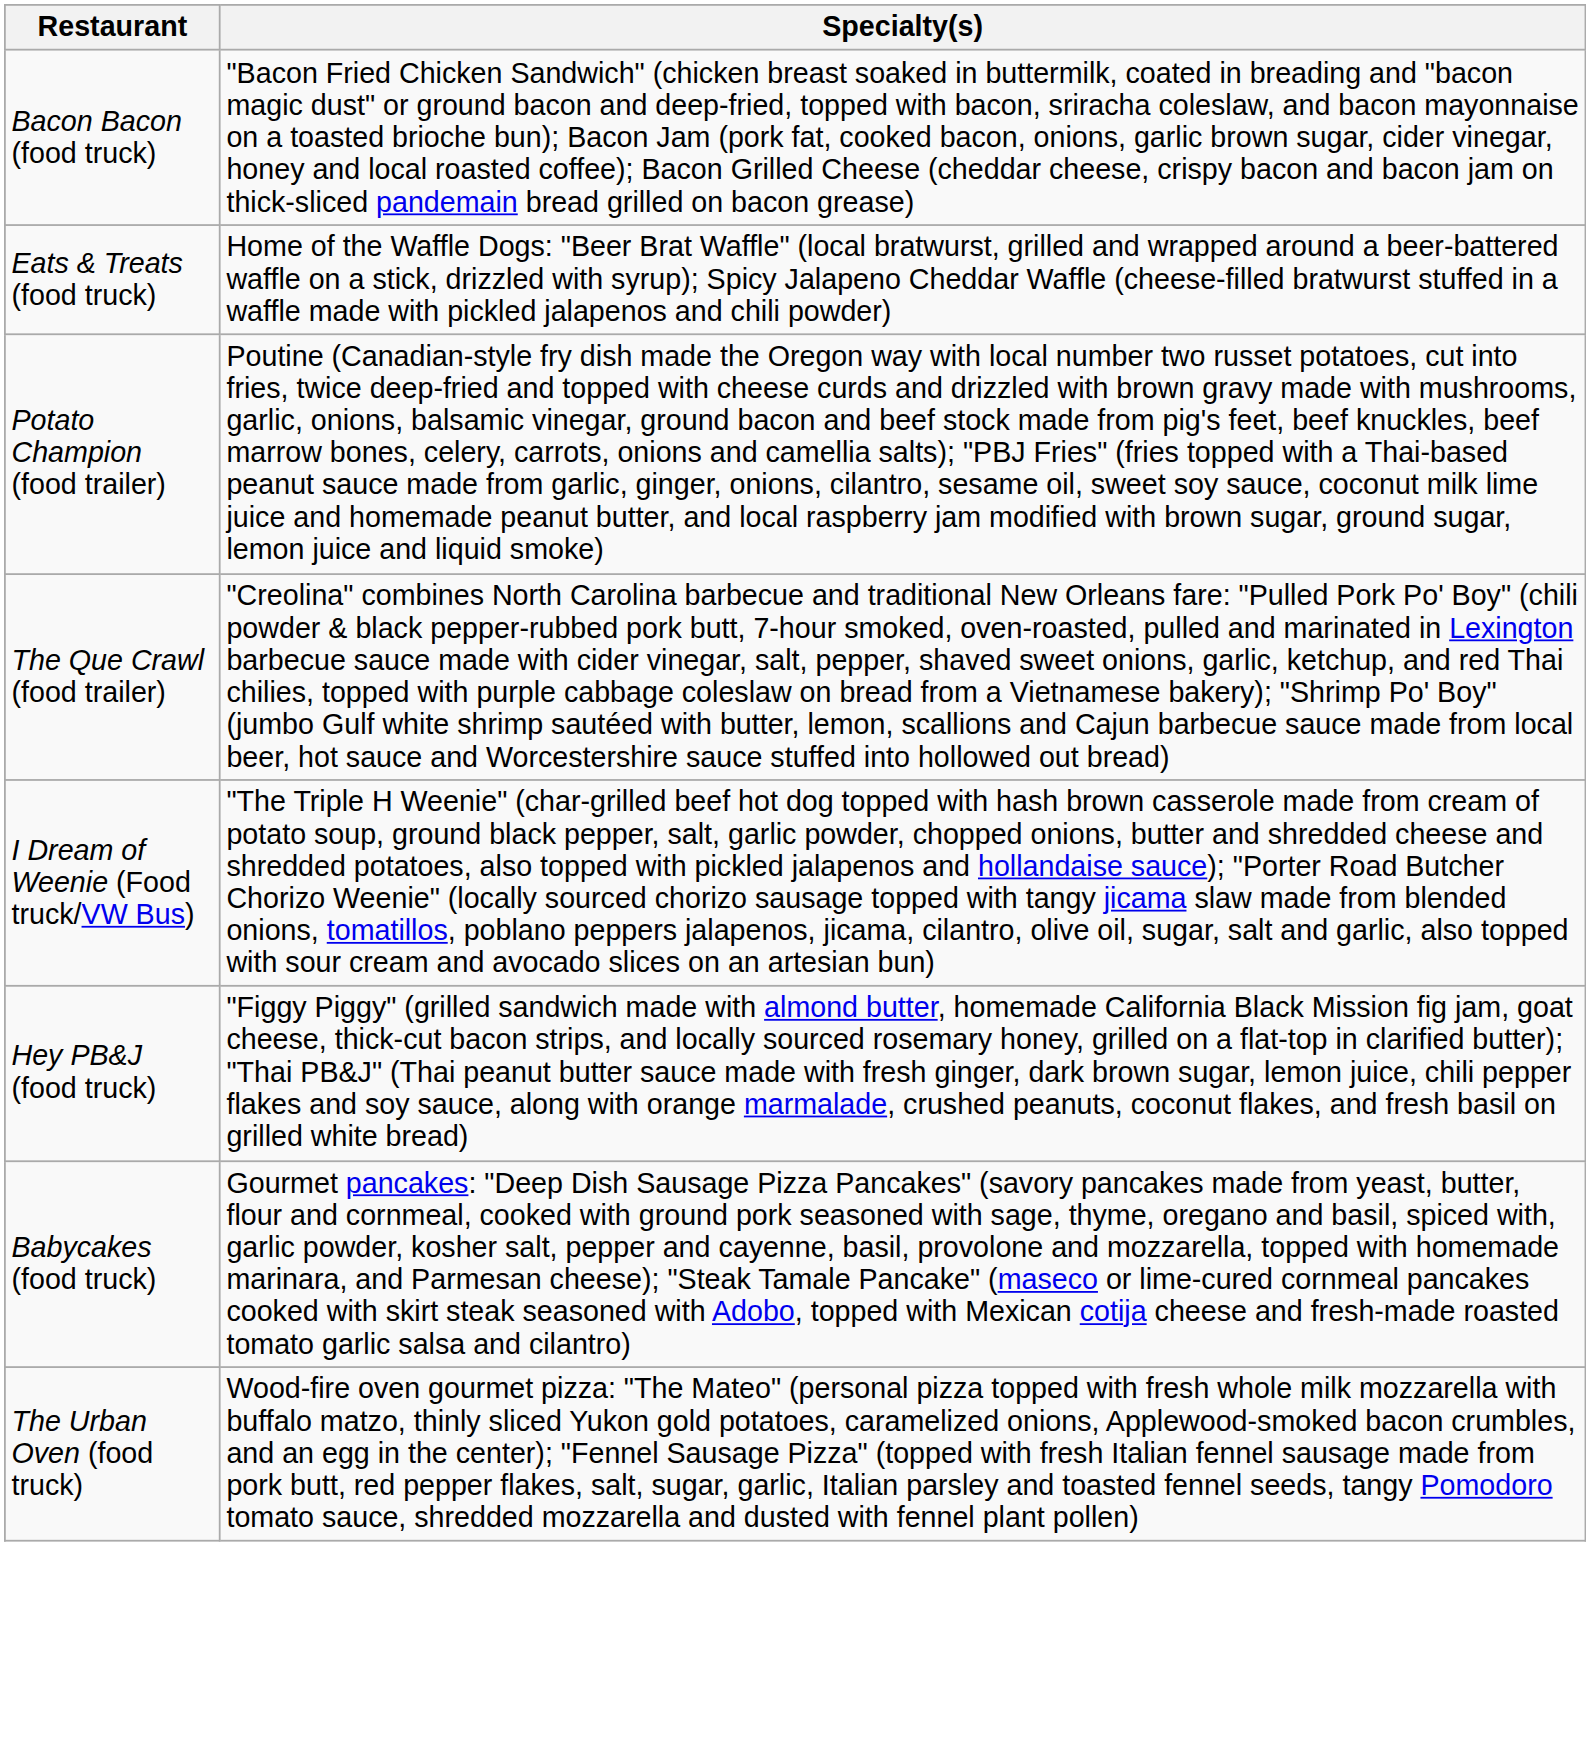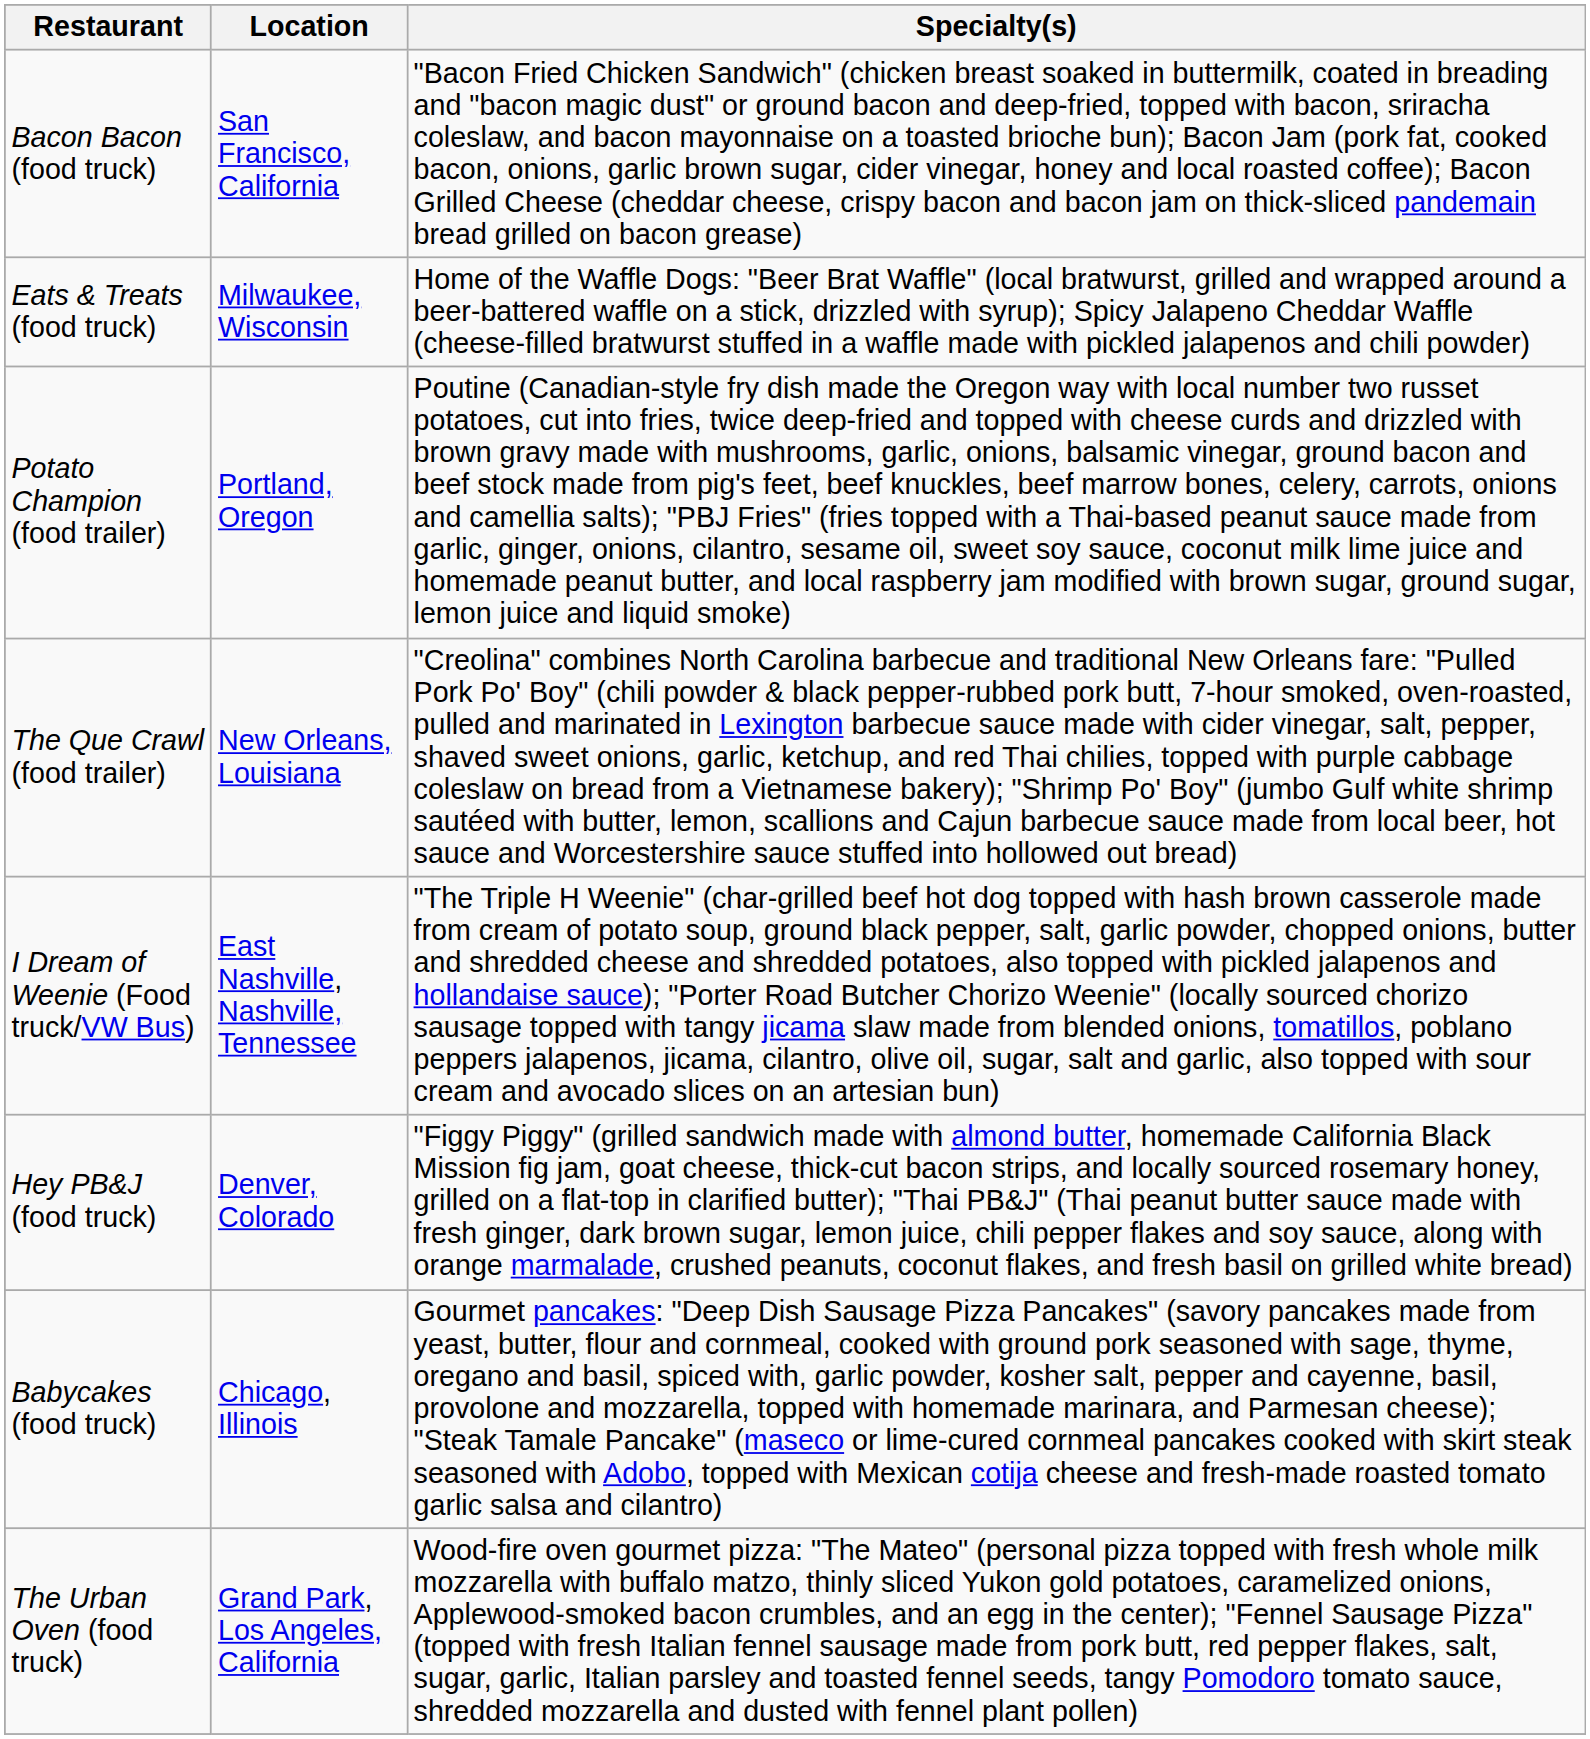+ column: (309, 27)
